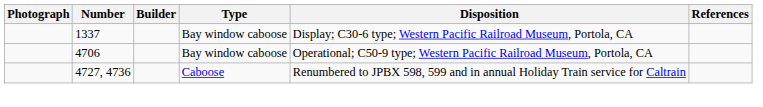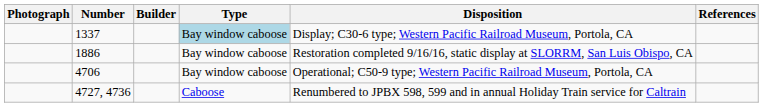(234, 33) no background -> (234, 33) lightblue background
+ row: (88, 53)
